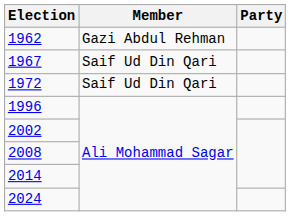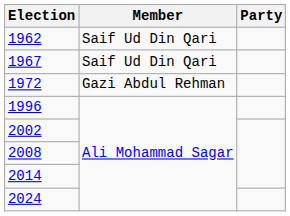(154, 39) Gazi Abdul Rehman -> (149, 39) Saif Ud Din Qari
(149, 85) Saif Ud Din Qari -> (154, 85) Gazi Abdul Rehman
